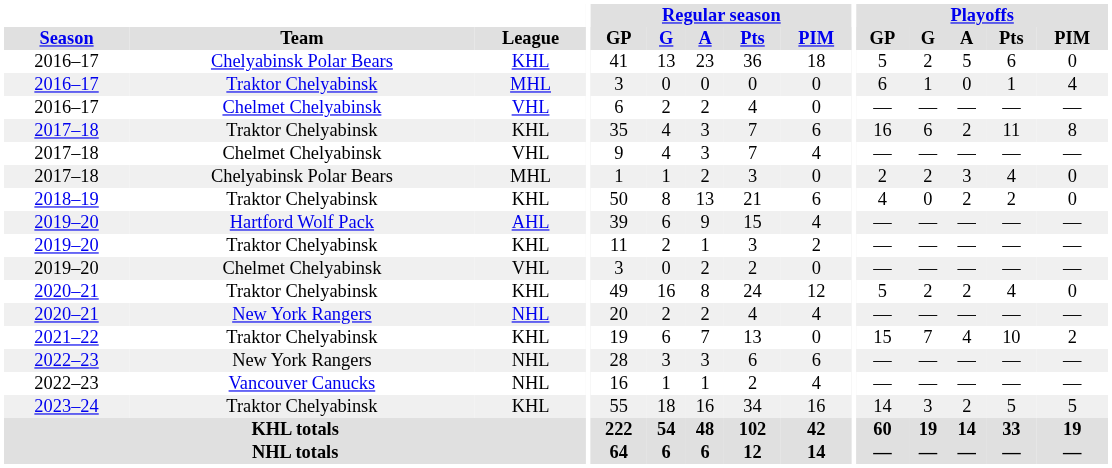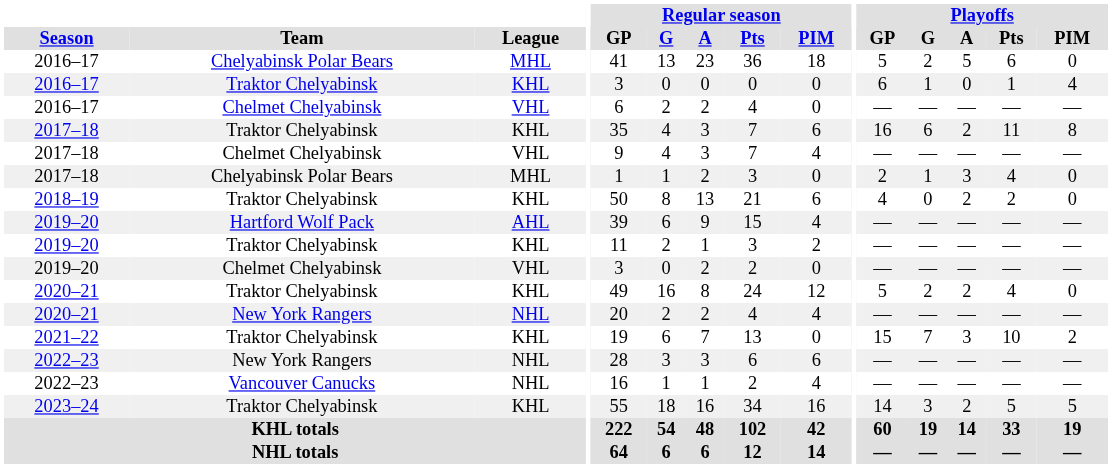(531, 61) KHL -> (531, 61) MHL
(531, 84) MHL -> (531, 84) KHL
(928, 176) 2 -> (928, 176) 1
(967, 337) 4 -> (967, 337) 3
